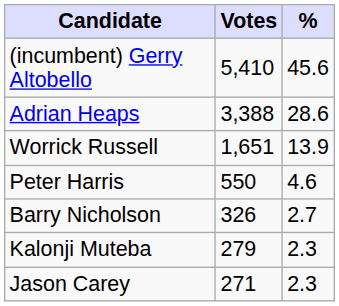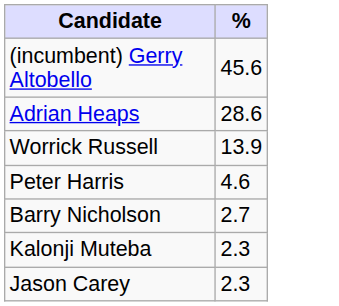- column: (249, 21)
